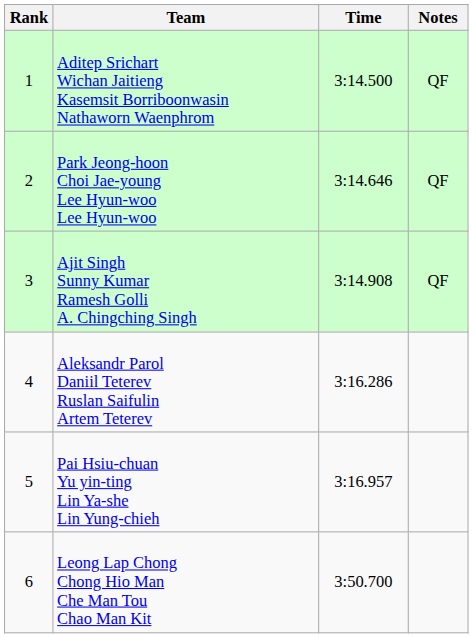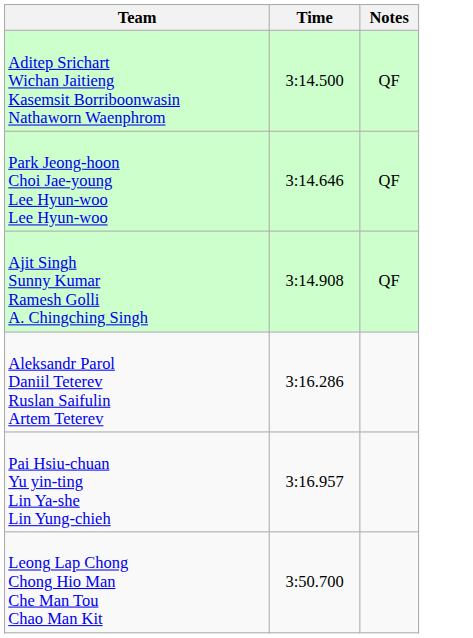- column: (29, 17)
